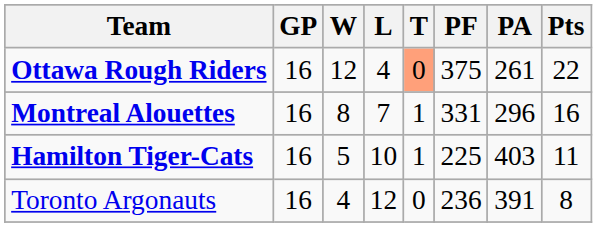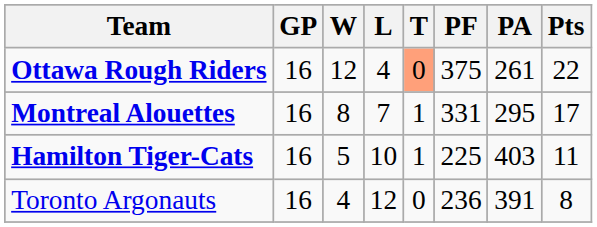(515, 112) 296 -> (515, 112) 295
(566, 112) 16 -> (566, 112) 17
